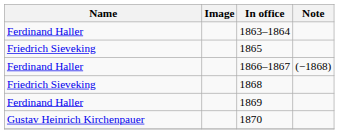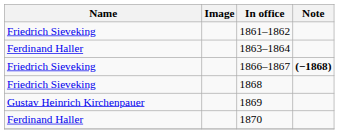+ row: (265, 31)
- row: (251, 48)
(45, 66) Ferdinand Haller -> (51, 66) Friedrich Sieveking
(313, 66) normal -> (313, 66) bold
(45, 102) Ferdinand Haller -> (76, 102) Gustav Heinrich Kirchenpauer
(76, 119) Gustav Heinrich Kirchenpauer -> (45, 119) Ferdinand Haller
